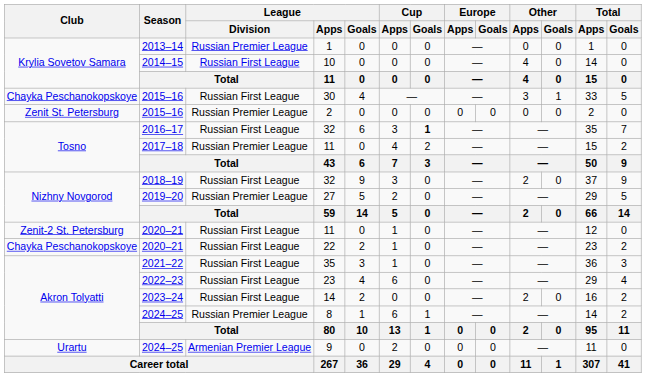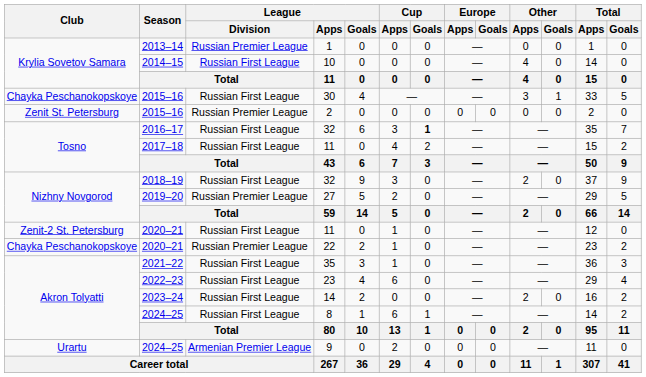(250, 146) Russian Premier League -> (250, 146) Russian First League
(250, 247) Russian First League -> (250, 247) Russian Premier League
(250, 314) Russian Premier League -> (250, 314) Russian First League
